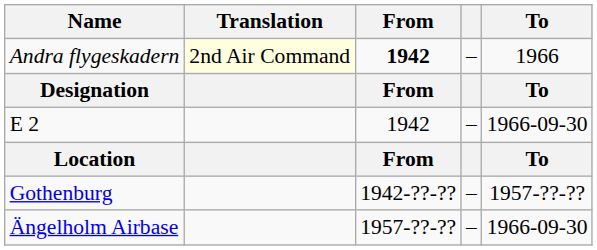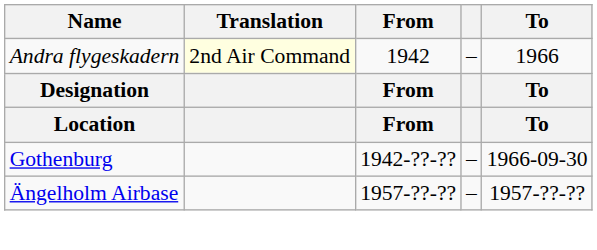(408, 55) bold -> (408, 55) normal
- row: (24, 124)
(537, 192) 1957-??-?? -> (537, 158) 1966-09-30
(537, 227) 1966-09-30 -> (537, 192) 1957-??-??
